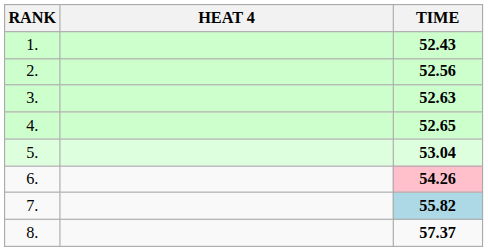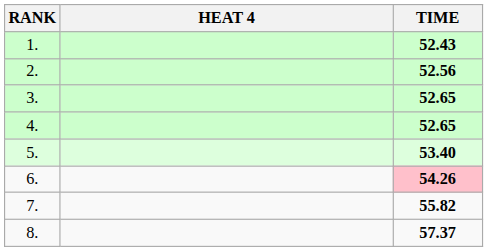(438, 98) 52.63 -> (438, 98) 52.65
(438, 152) 53.04 -> (438, 152) 53.40
(438, 206) lightblue background -> (438, 206) no background
